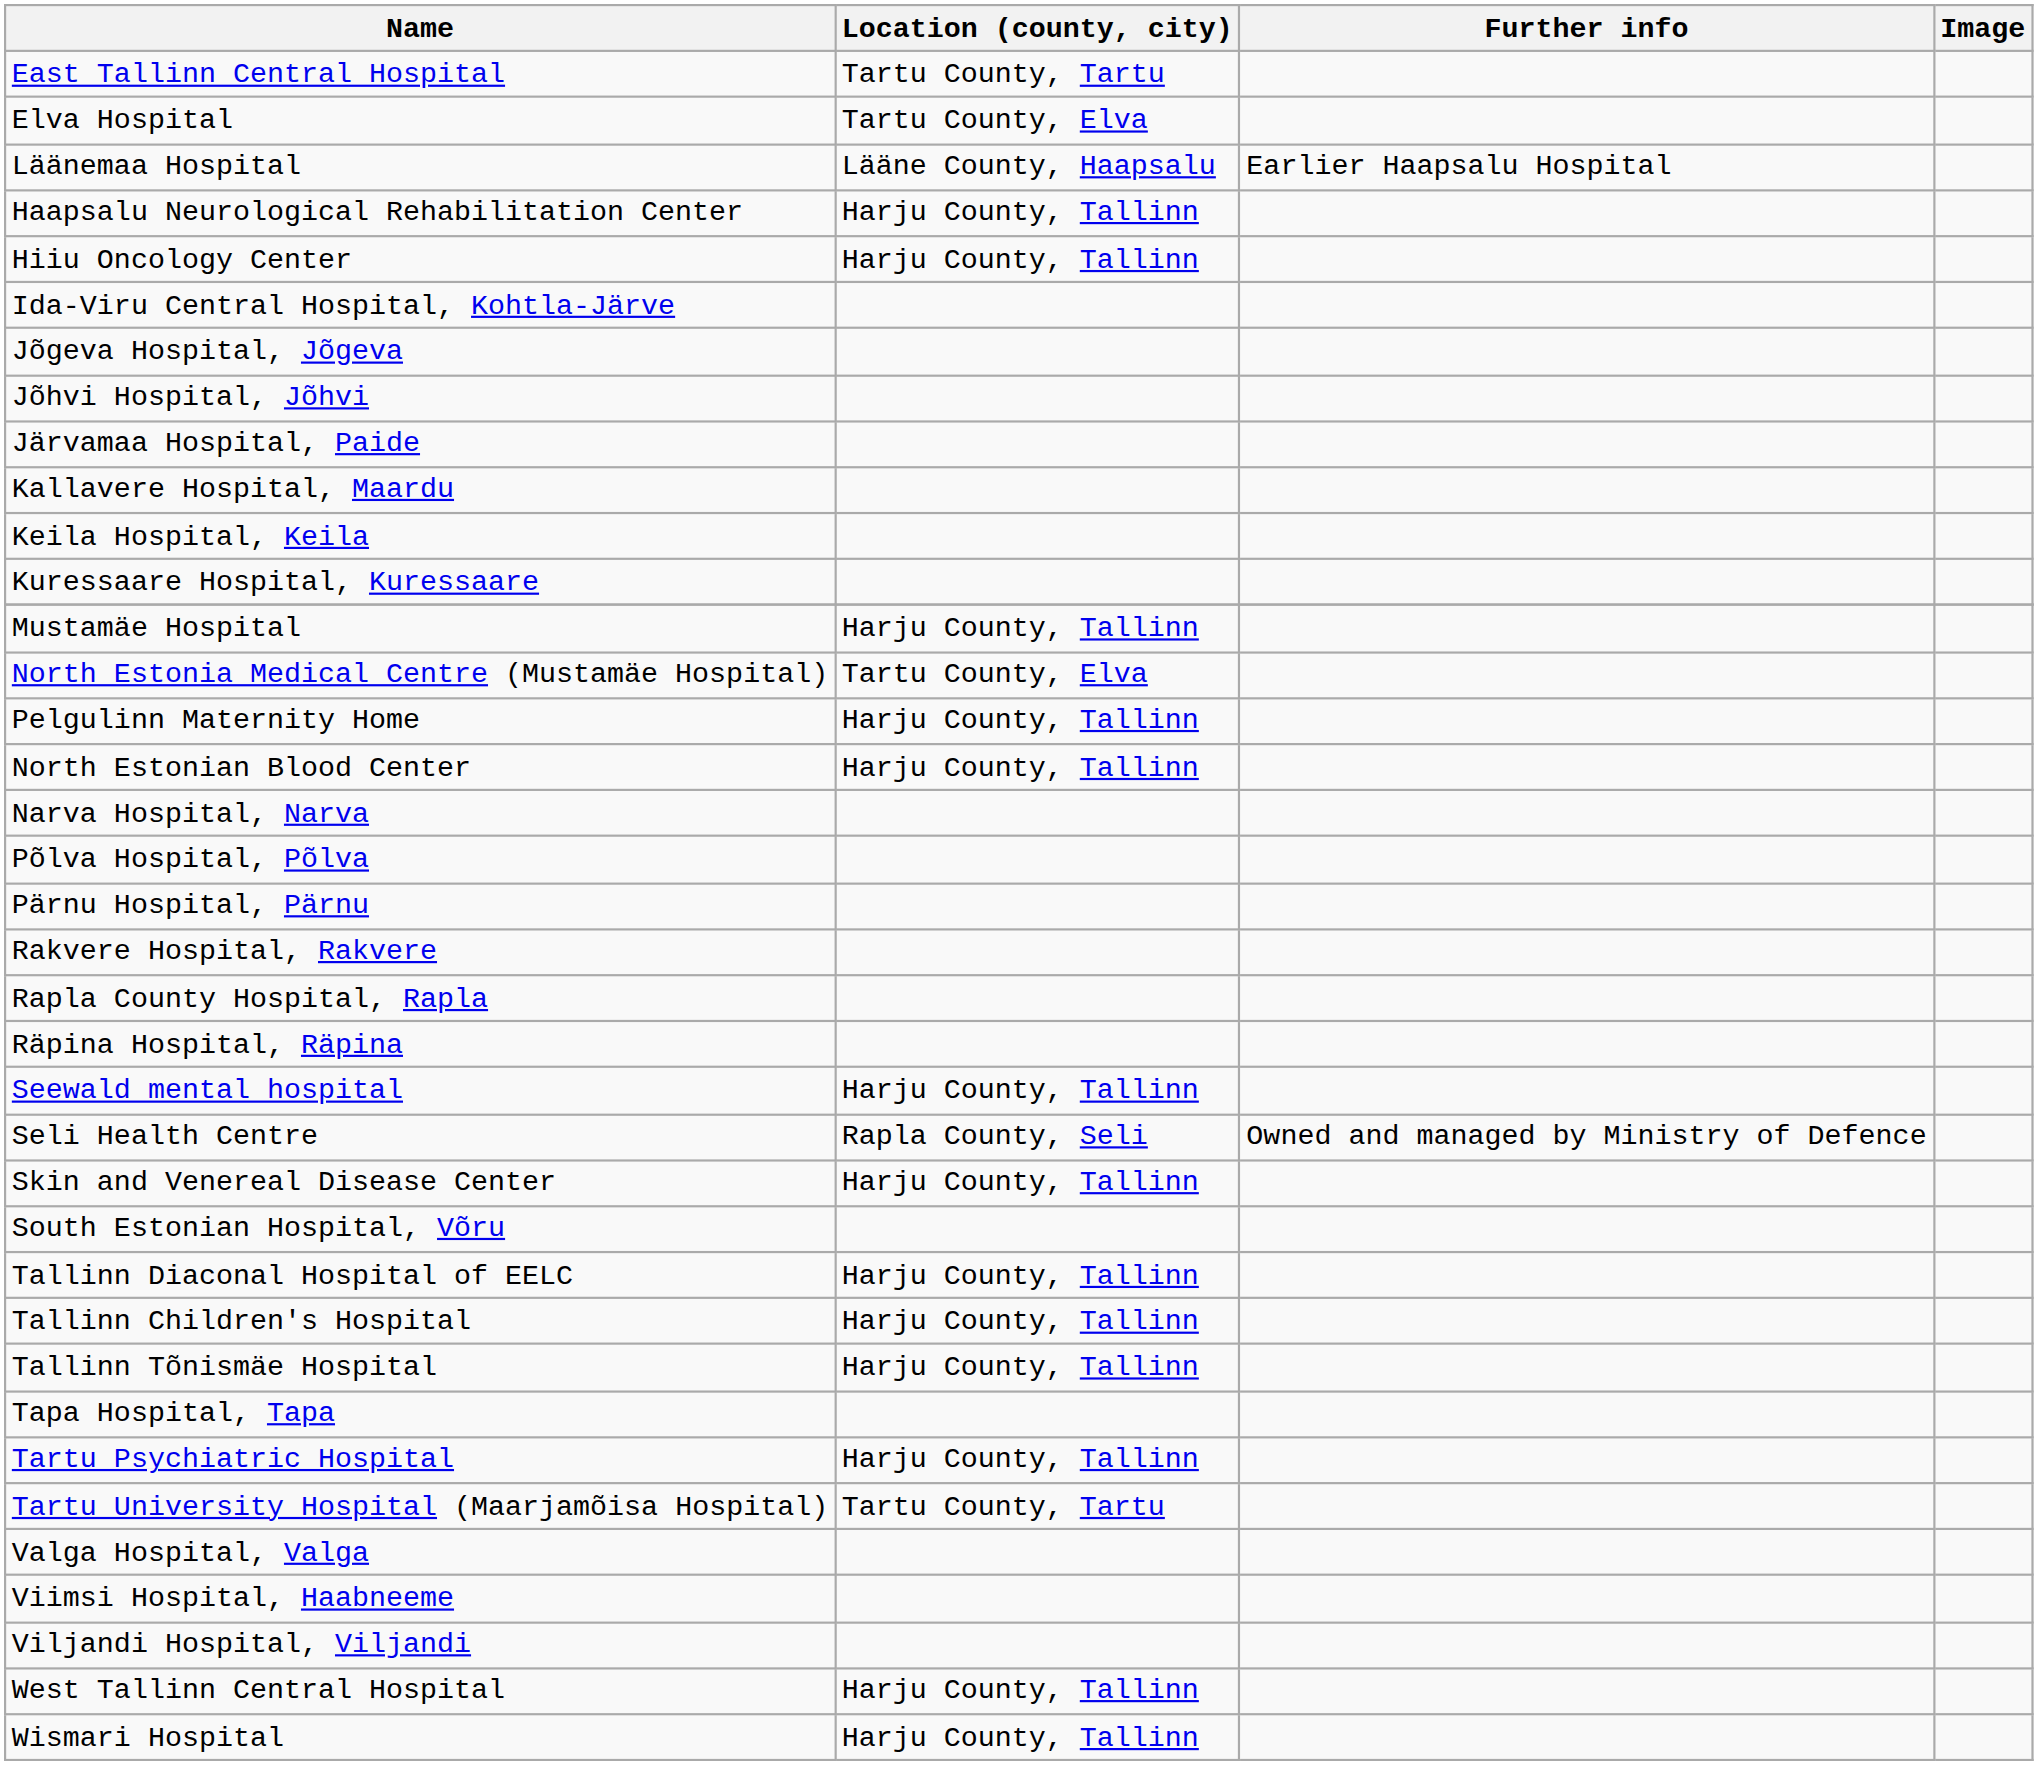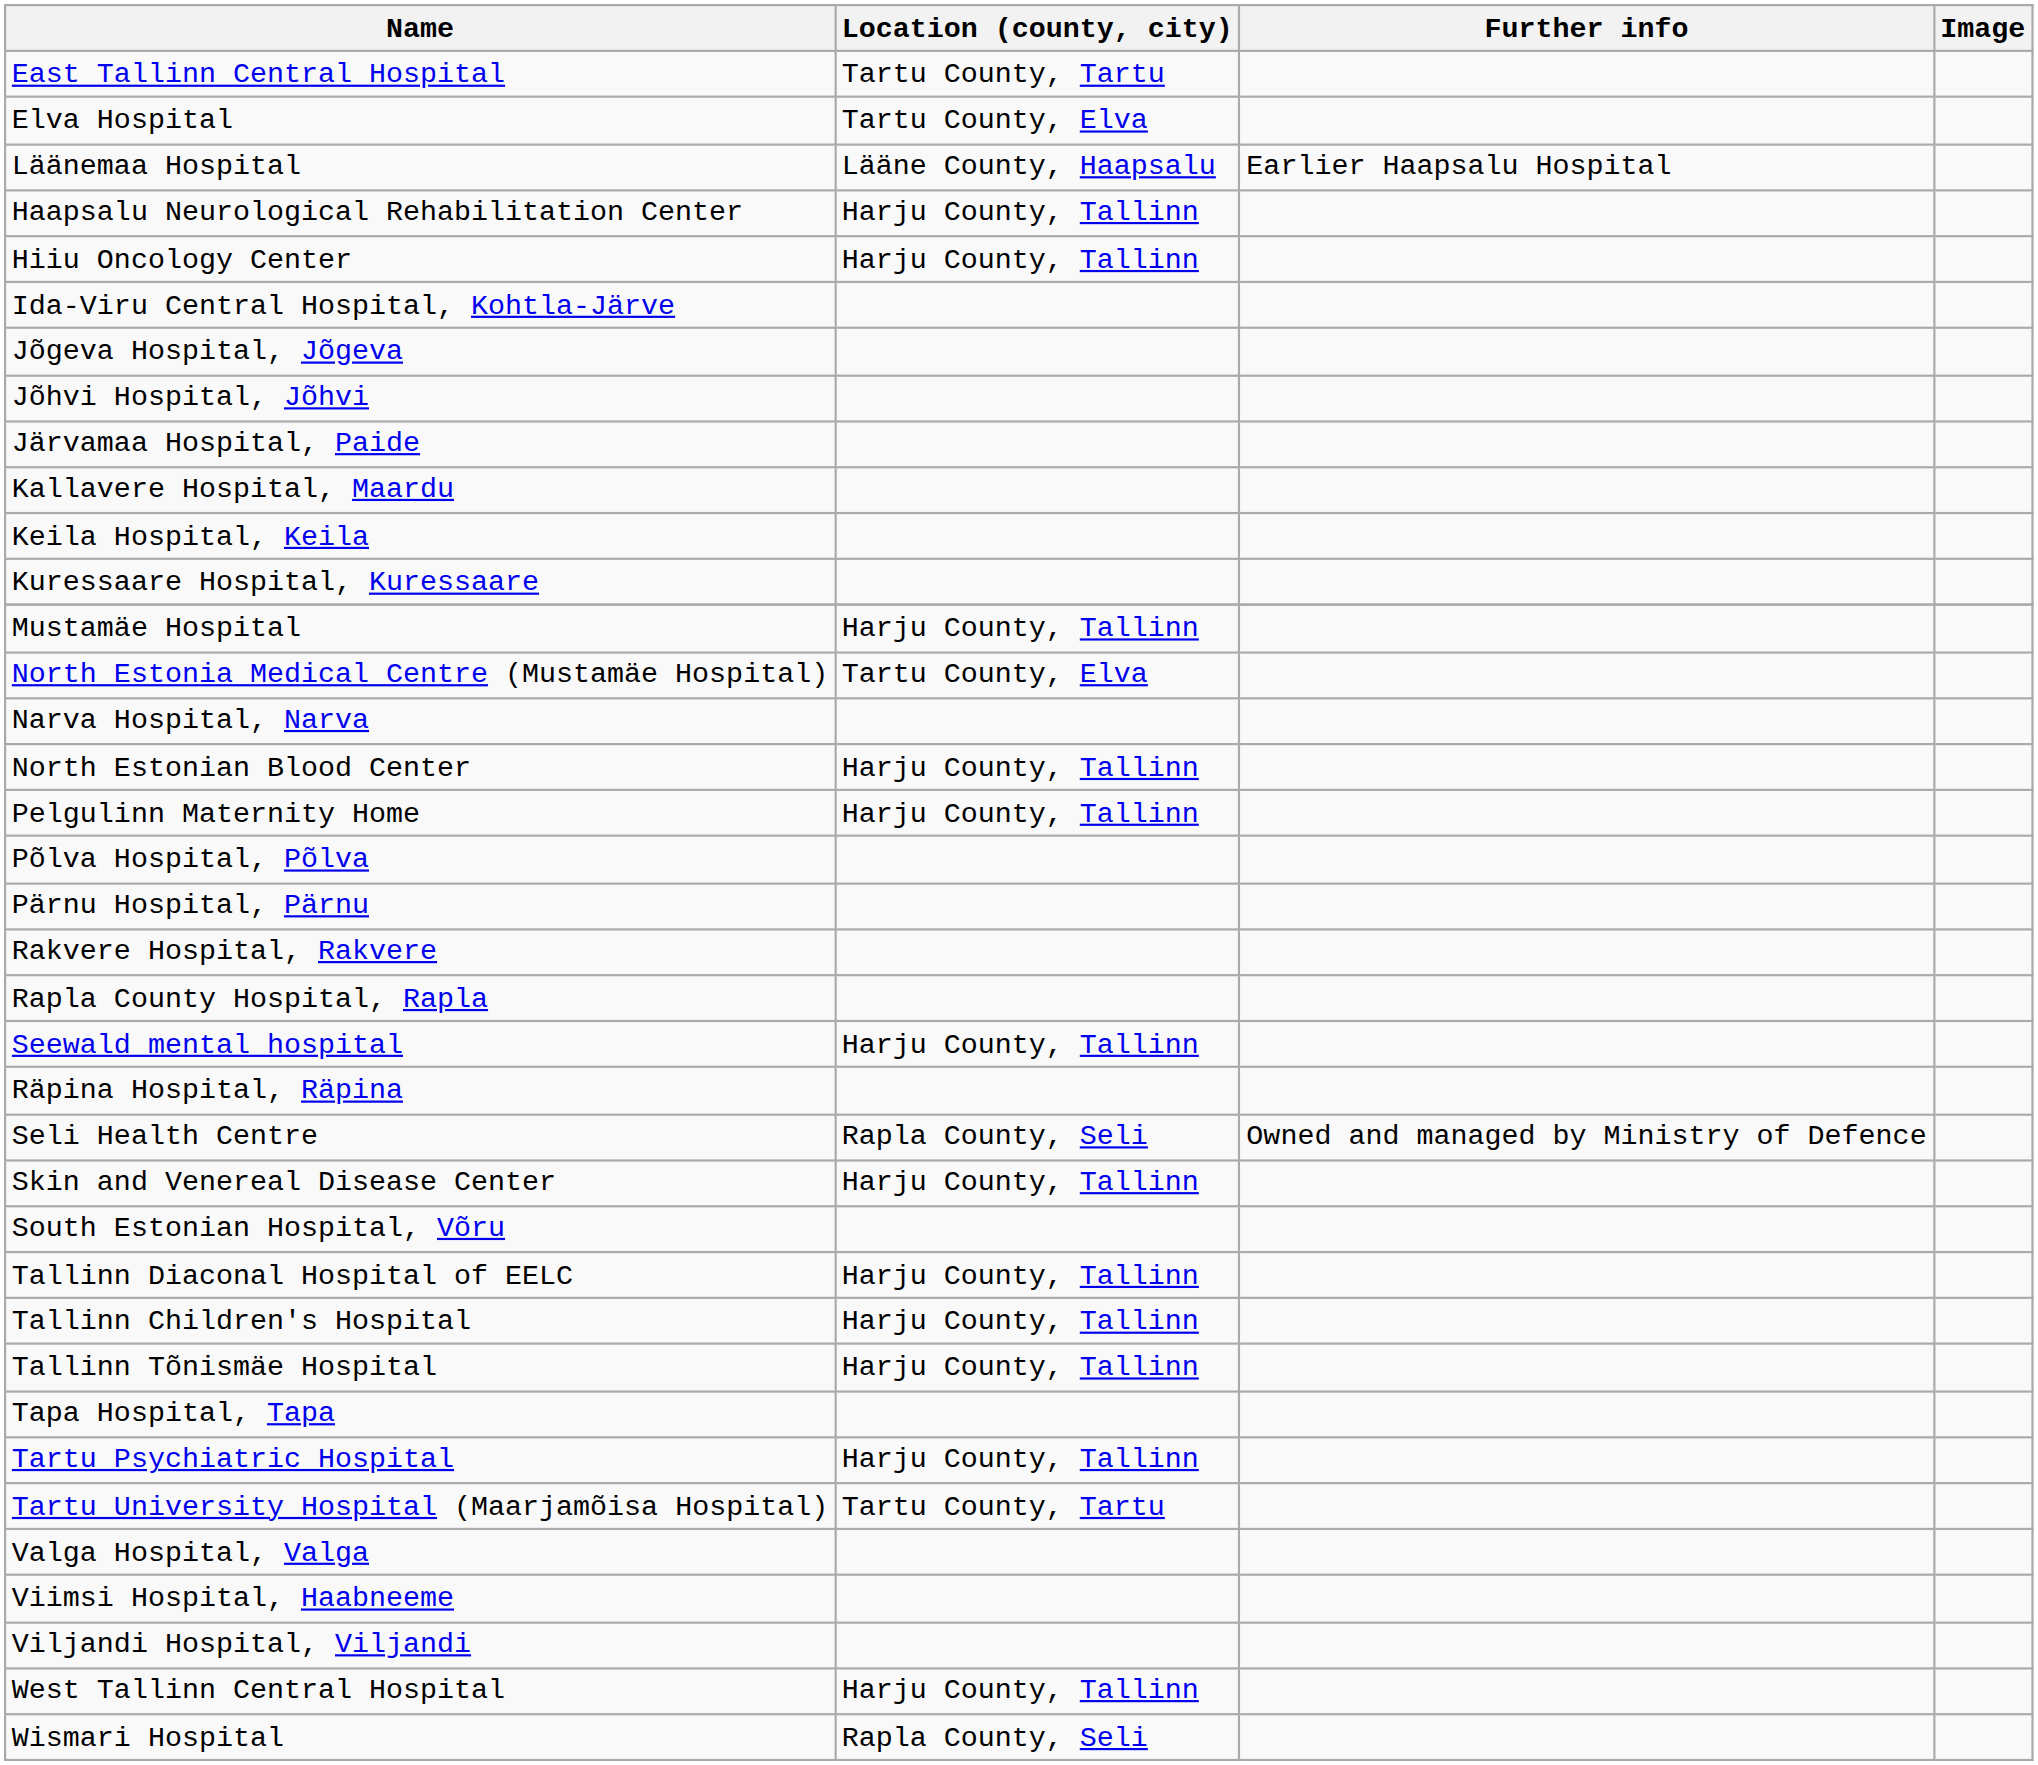rows swapped: (190, 813) <-> (216, 721)
rows swapped: (207, 1044) <-> (207, 1091)
(1020, 1737) Harju County, Tallinn -> (995, 1737) Rapla County, Seli
